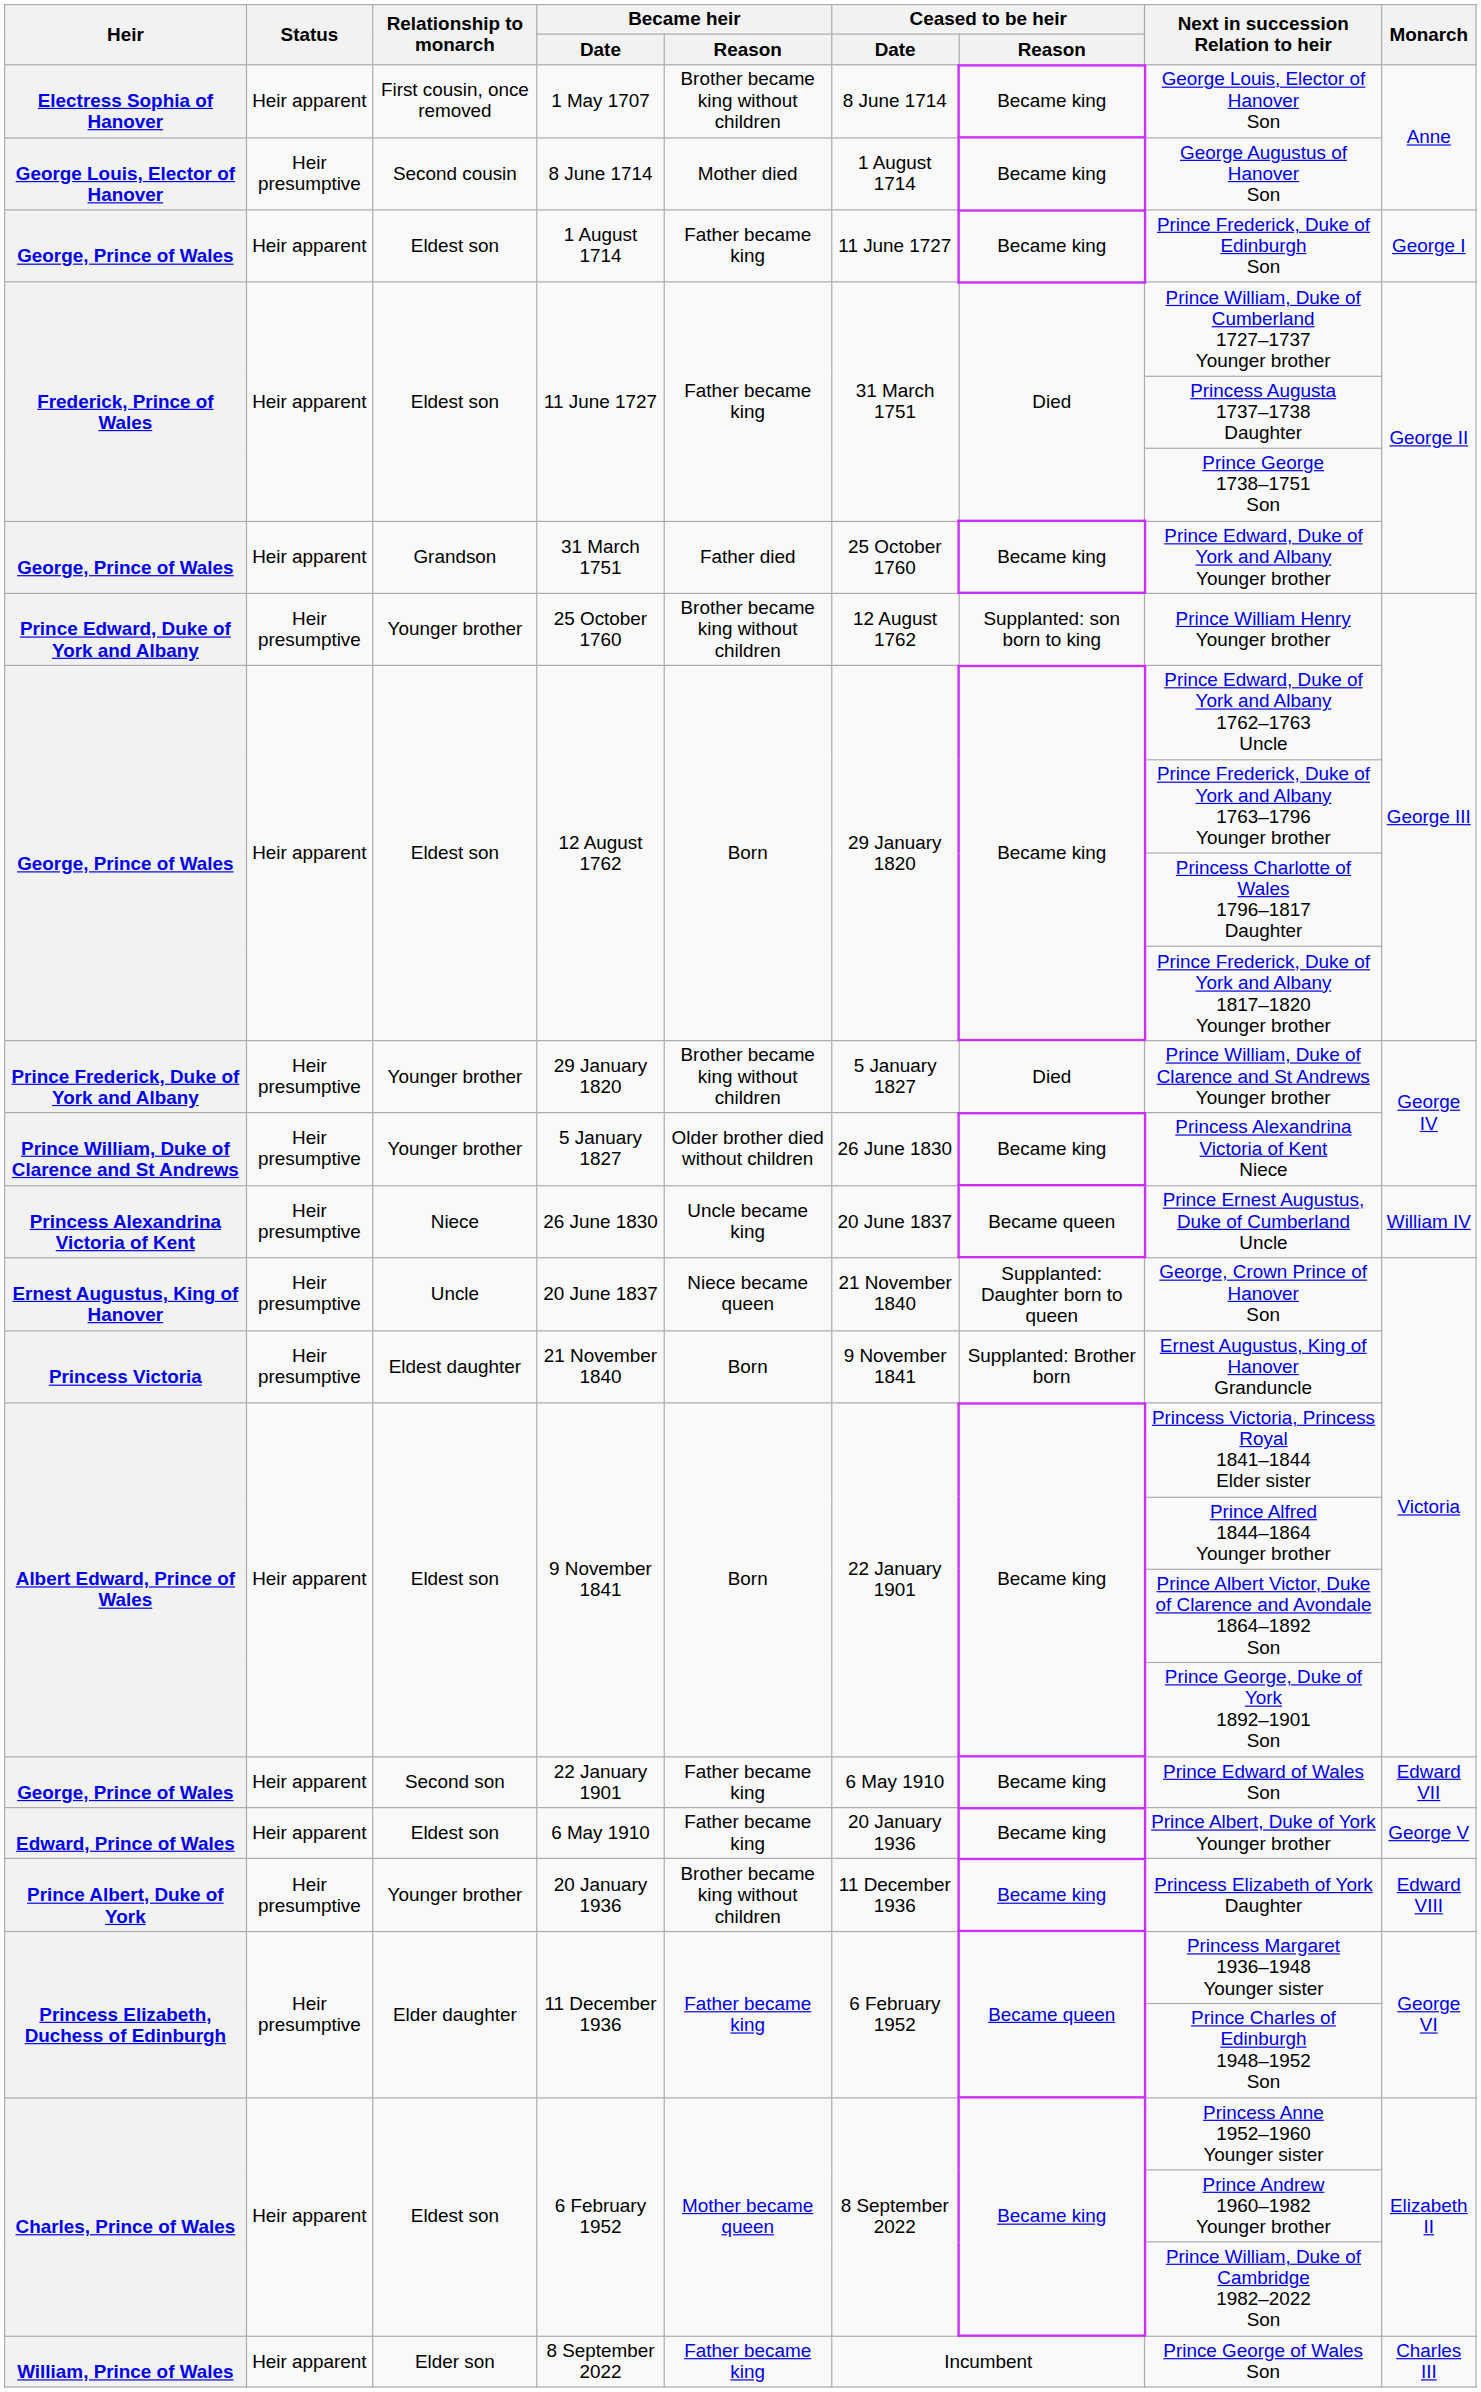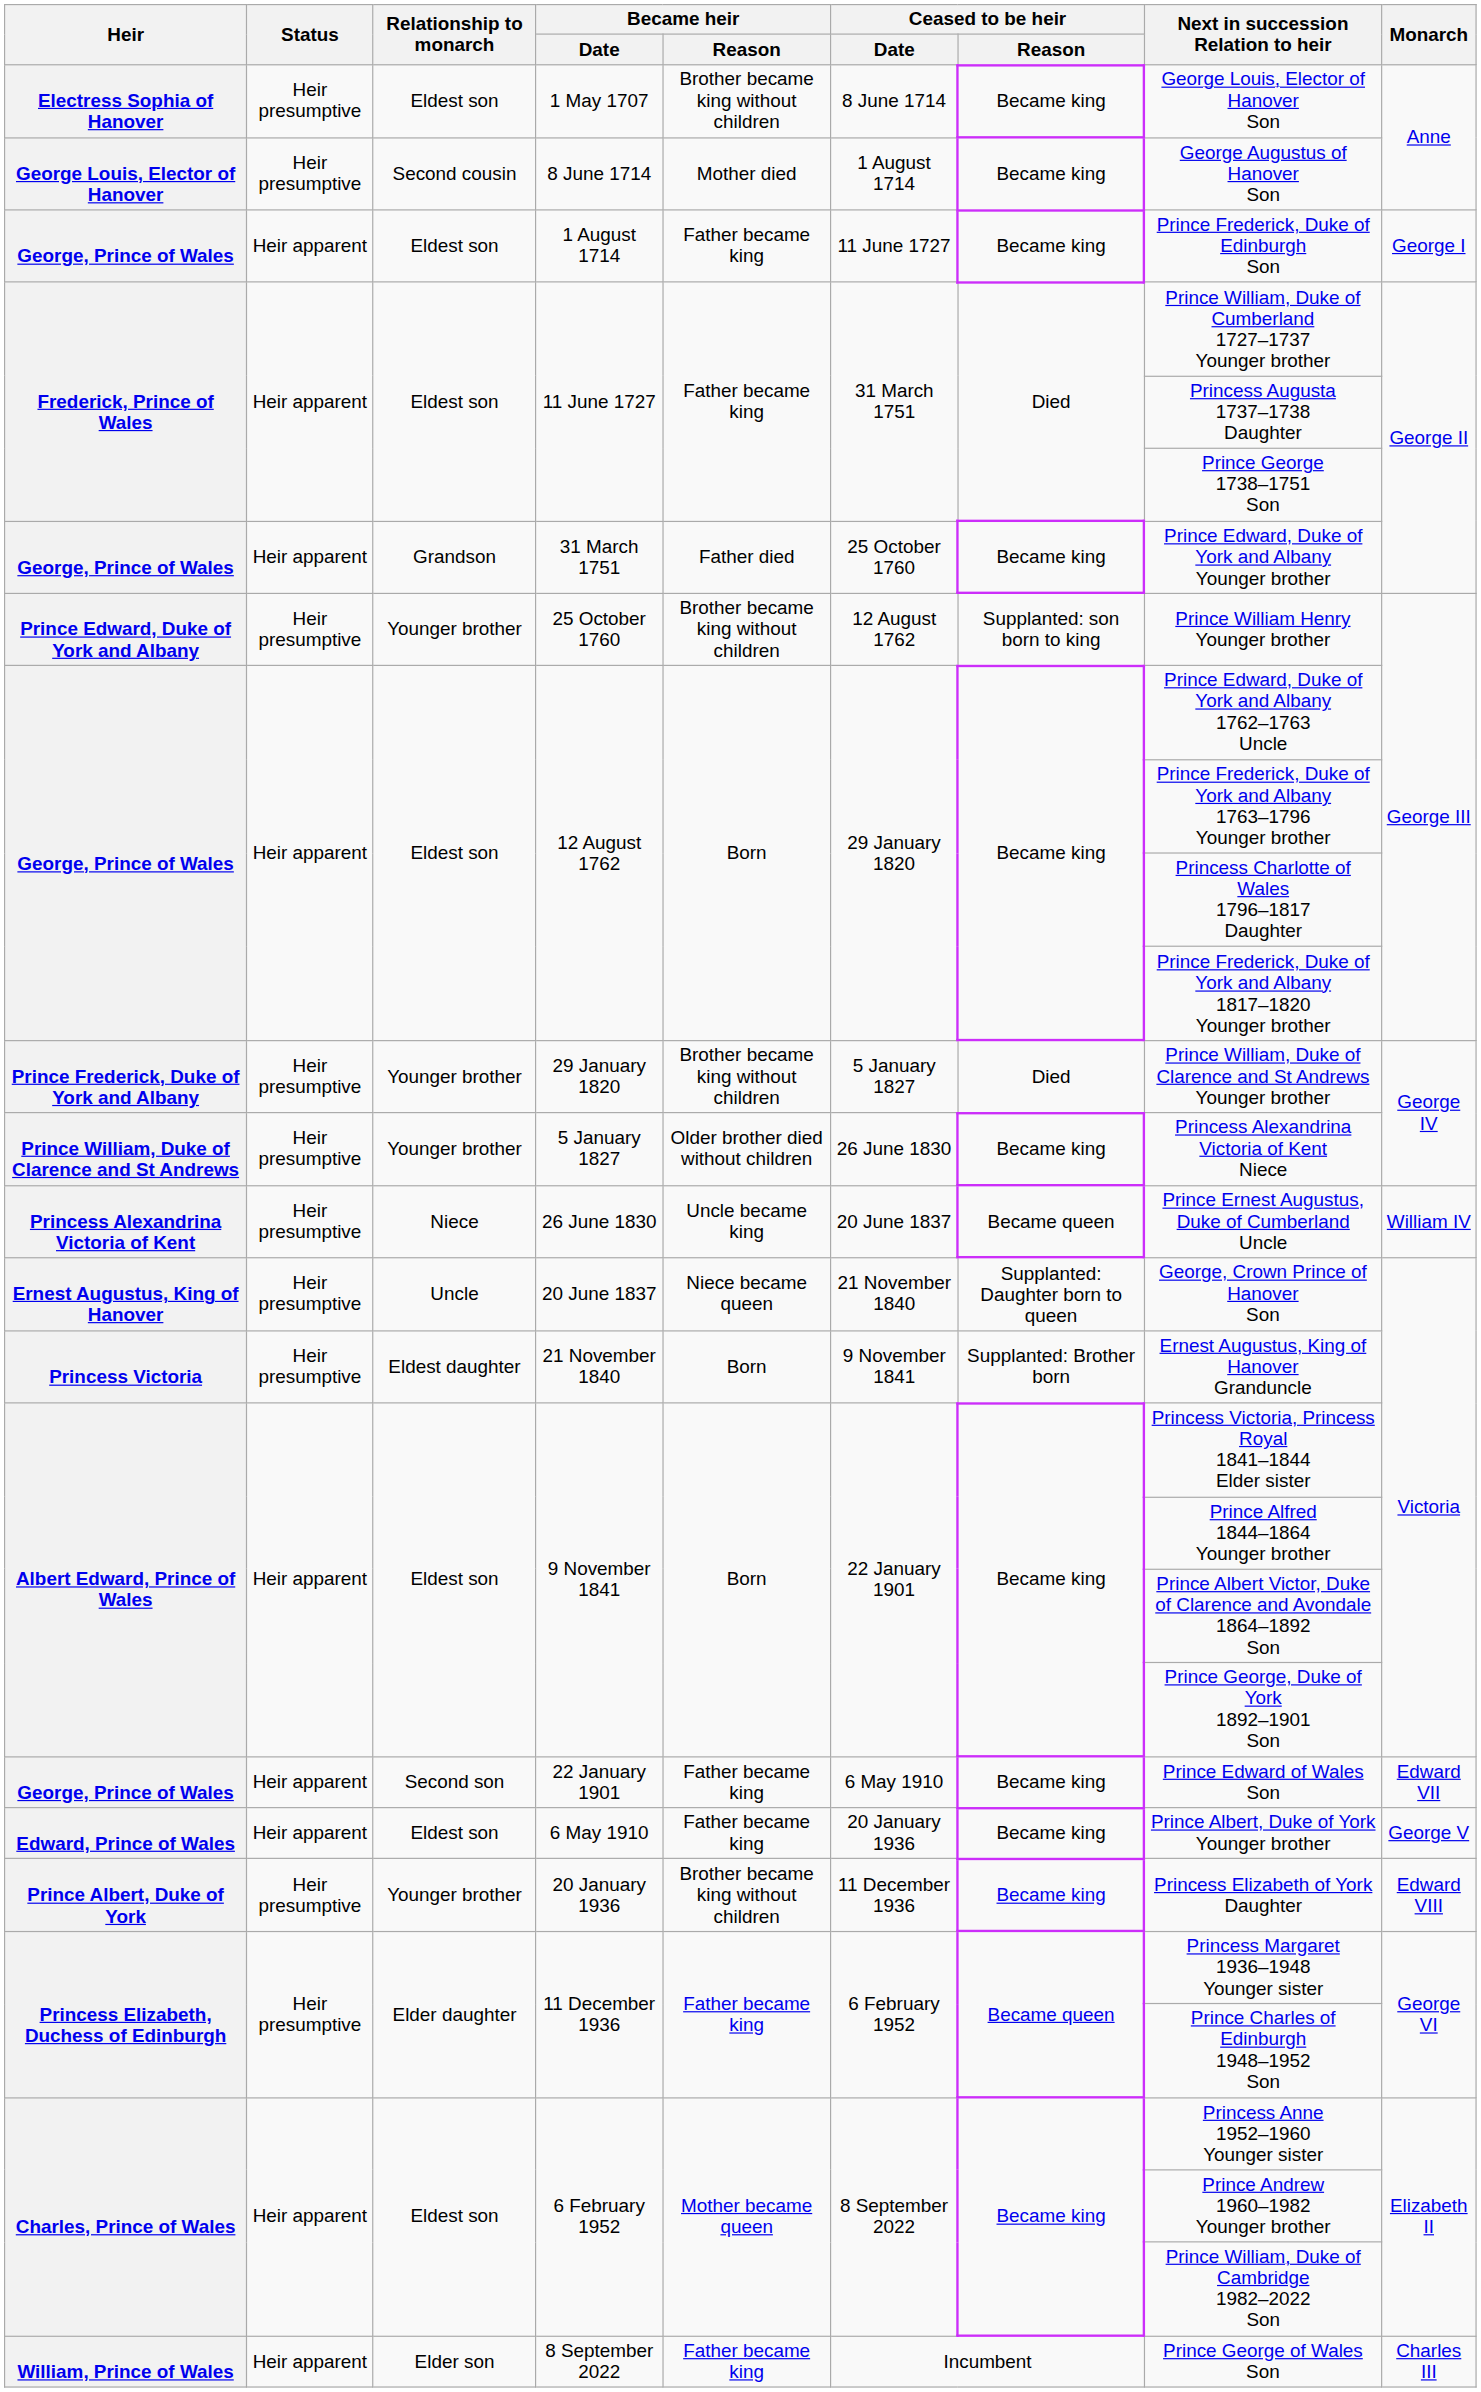(309, 101) Heir apparent -> (310, 101) Heir presumptive
(455, 101) First cousin, once removed -> (455, 101) Eldest son
